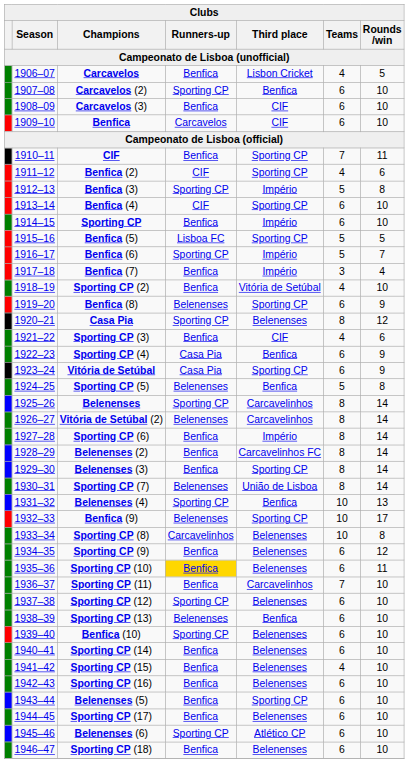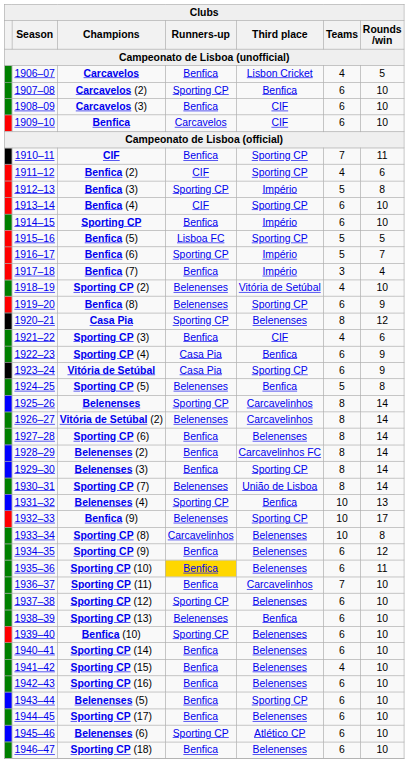(201, 288) Benfica -> (201, 288) Belenenses
(280, 436) Império -> (280, 436) Belenenses
